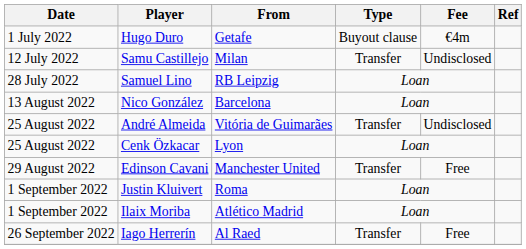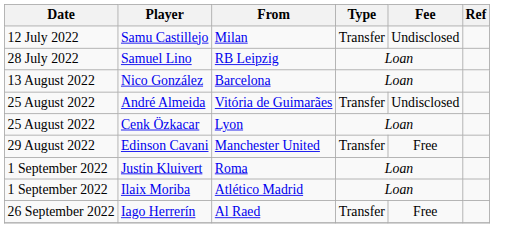- row: (152, 37)
